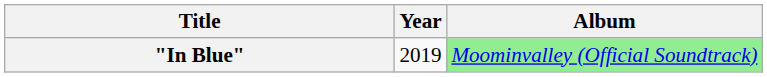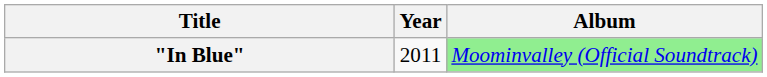(421, 54) 2019 -> (421, 54) 2011
